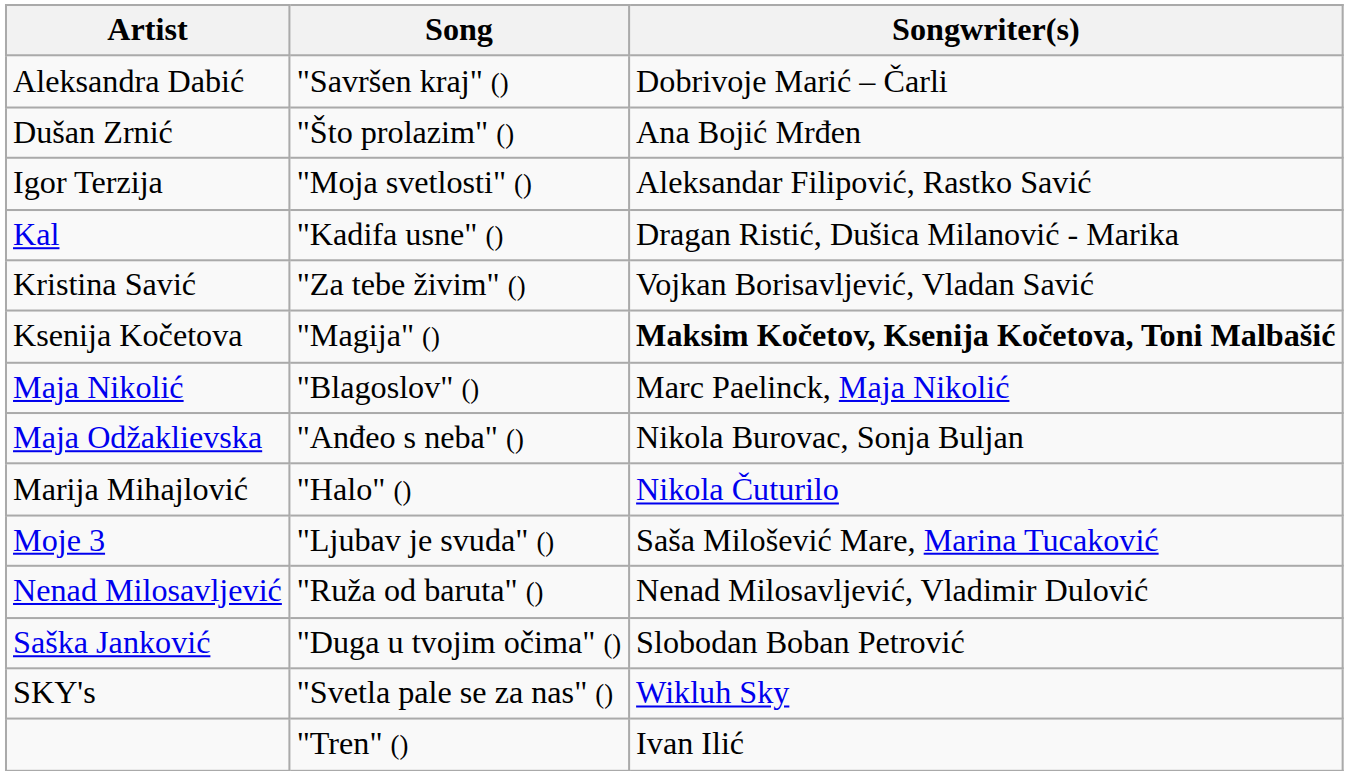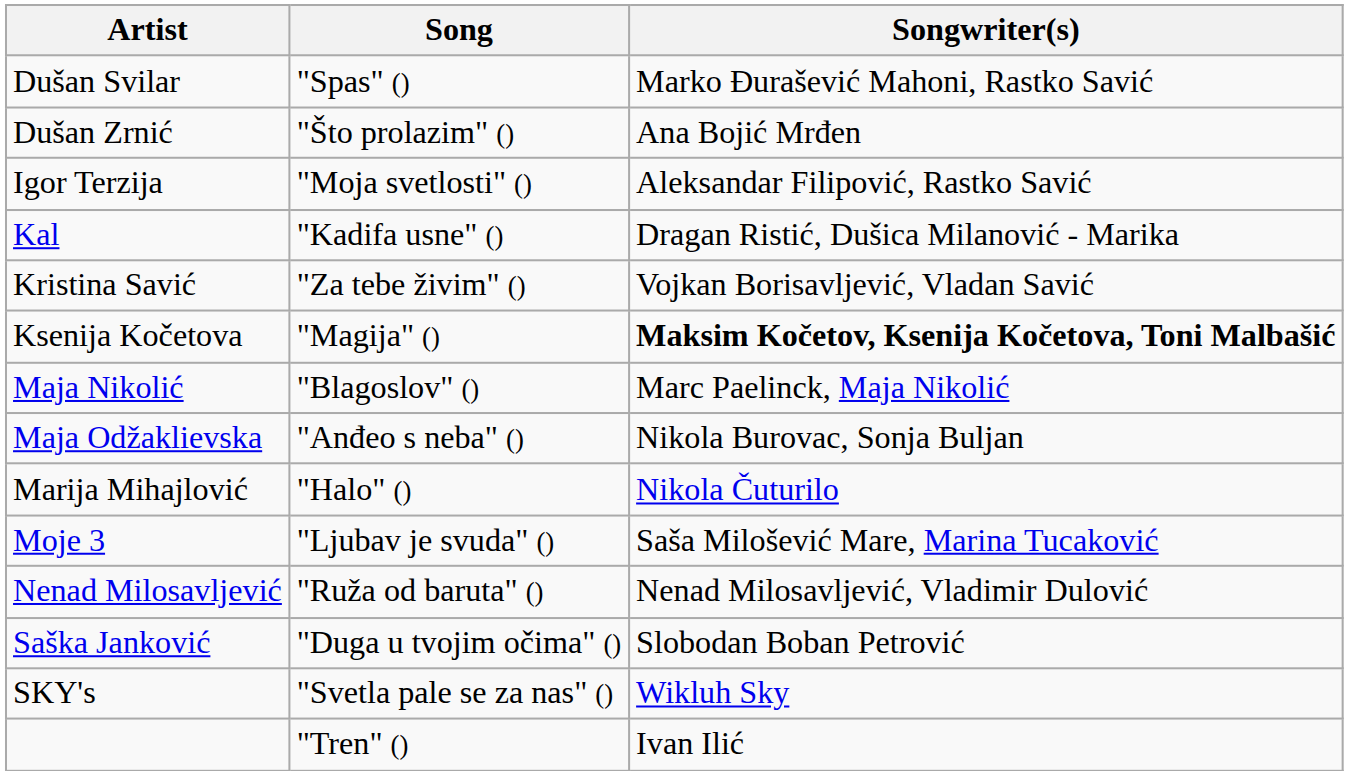- row: (129, 81)
+ row: (97, 81)
